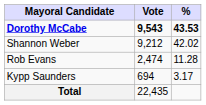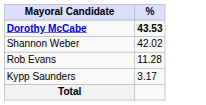- column: (153, 12)
